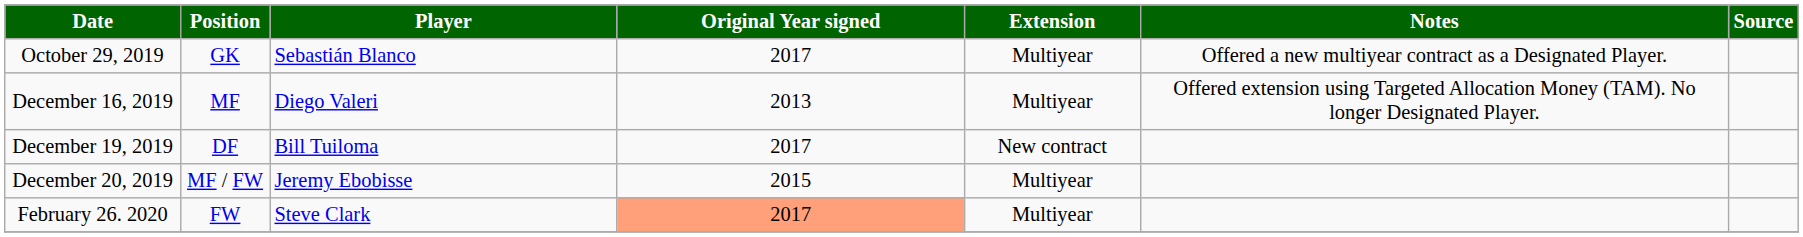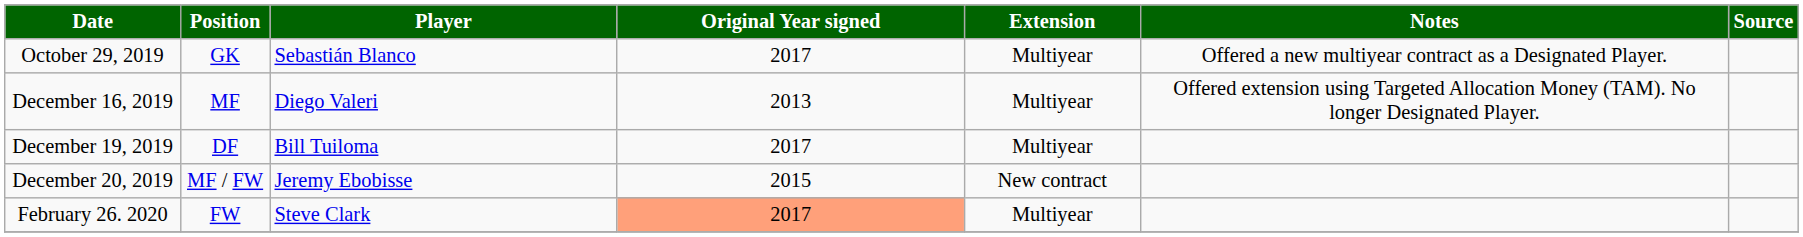(1052, 147) New contract -> (1052, 147) Multiyear
(1052, 180) Multiyear -> (1052, 180) New contract
